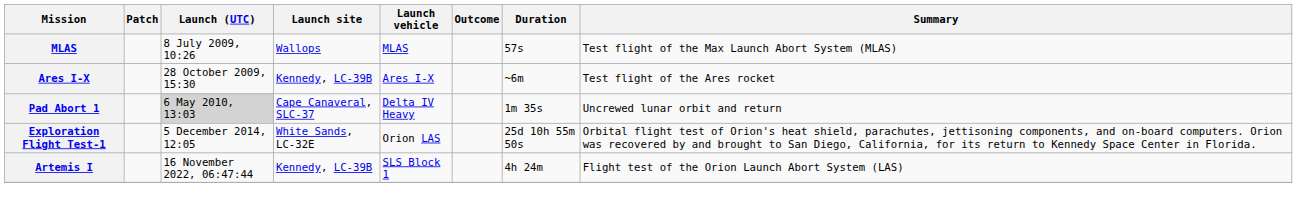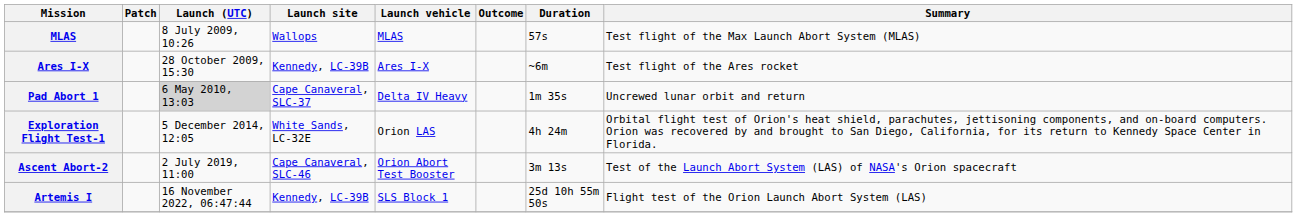(540, 138) 25d 10h 55m 50s -> (548, 132) 4h 24m
+ row: (63, 168)
(524, 168) 4h 24m -> (564, 197) 25d 10h 55m 50s
